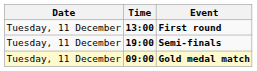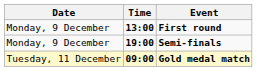(64, 28) Tuesday, 11 December -> (58, 28) Monday, 9 December
(64, 43) Tuesday, 11 December -> (58, 43) Monday, 9 December
